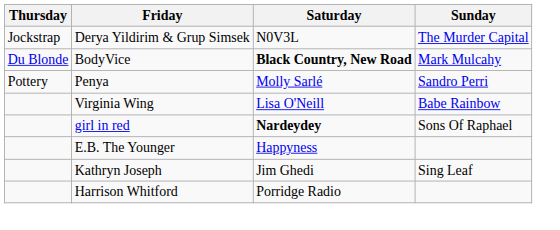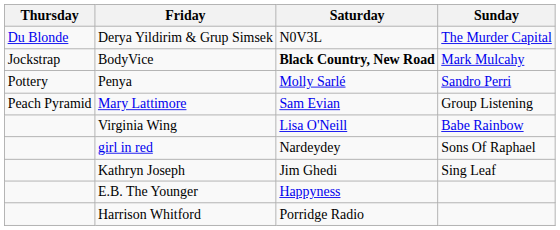(34, 37) Jockstrap -> (38, 37) Du Blonde
(38, 59) Du Blonde -> (34, 59) Jockstrap
+ row: (142, 103)
(289, 125) bold -> (310, 147) normal
rows swapped: (118, 170) <-> (125, 147)
